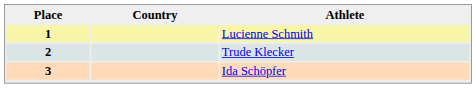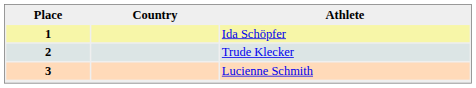(267, 33) Lucienne Schmith -> (254, 33) Ida Schöpfer
(254, 71) Ida Schöpfer -> (267, 71) Lucienne Schmith
